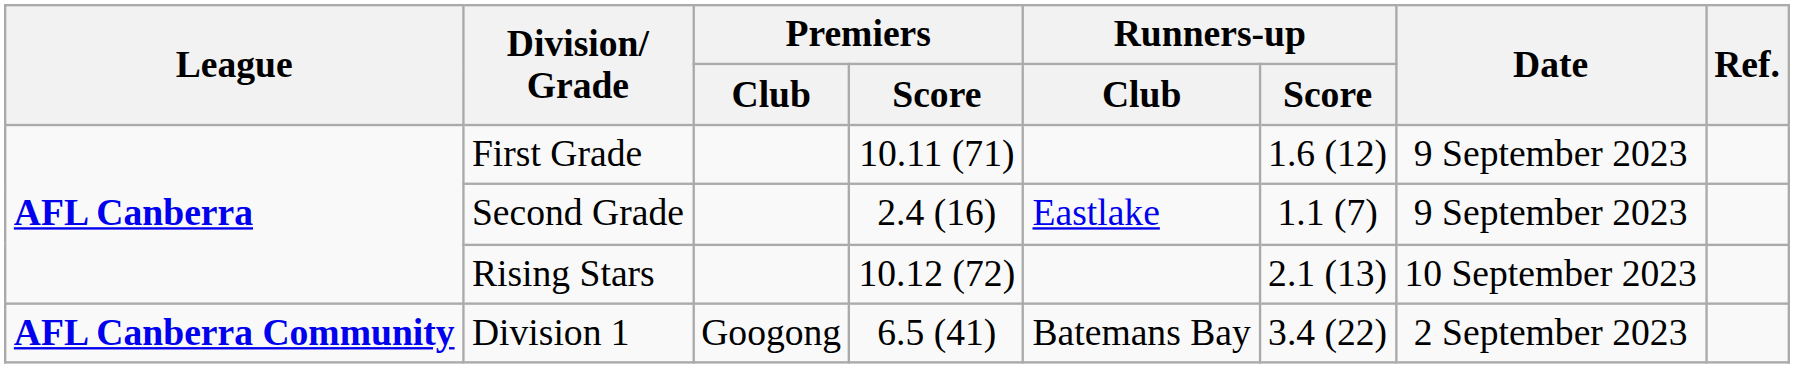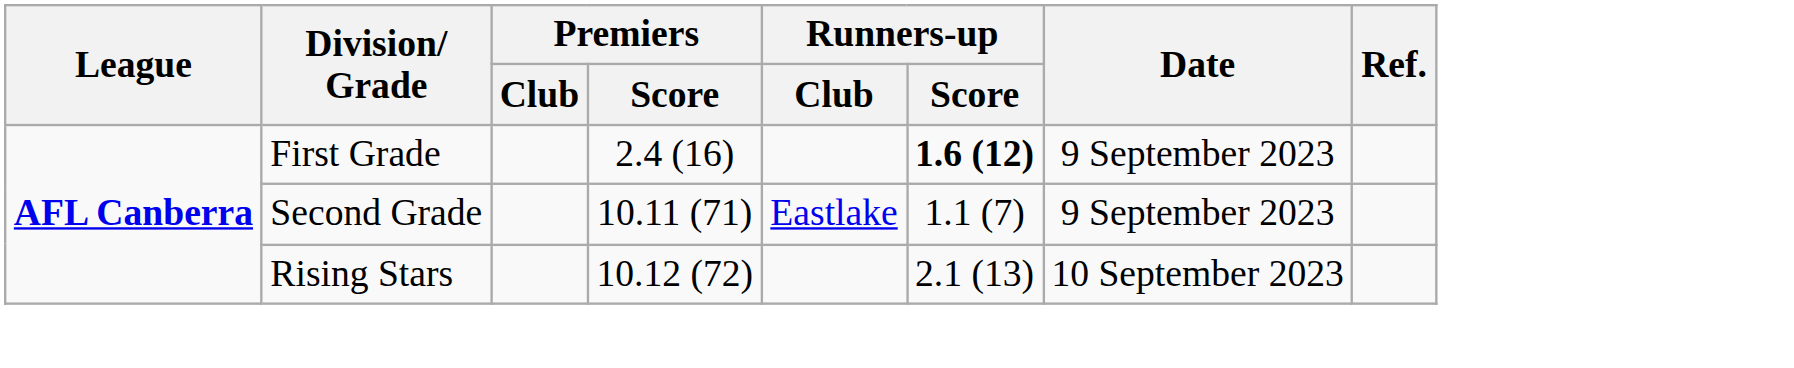(937, 153) 10.11 (71) -> (675, 153) 2.4 (16)
(1328, 153) normal -> (975, 153) bold
(937, 213) 2.4 (16) -> (675, 213) 10.11 (71)
- row: (551, 332)
